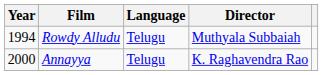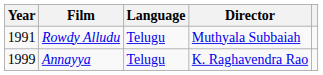(22, 37) 1994 -> (22, 37) 1991
(22, 59) 2000 -> (22, 59) 1999
